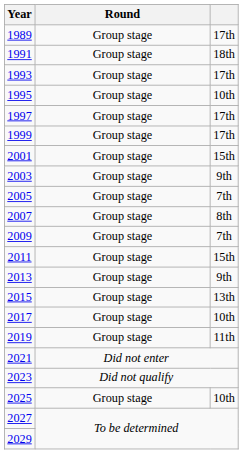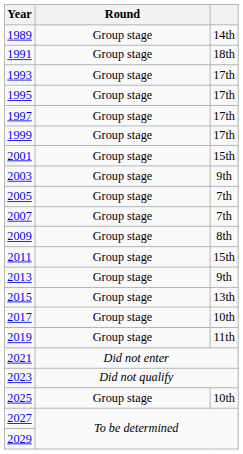(224, 35) 17th -> (224, 35) 14th
(224, 95) 10th -> (224, 95) 17th
(224, 216) 8th -> (224, 216) 7th
(224, 237) 7th -> (224, 237) 8th
